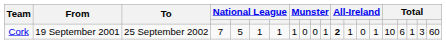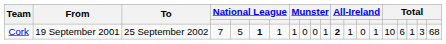(260, 31) normal -> (260, 31) bold
(434, 31) 60 -> (434, 31) 68
